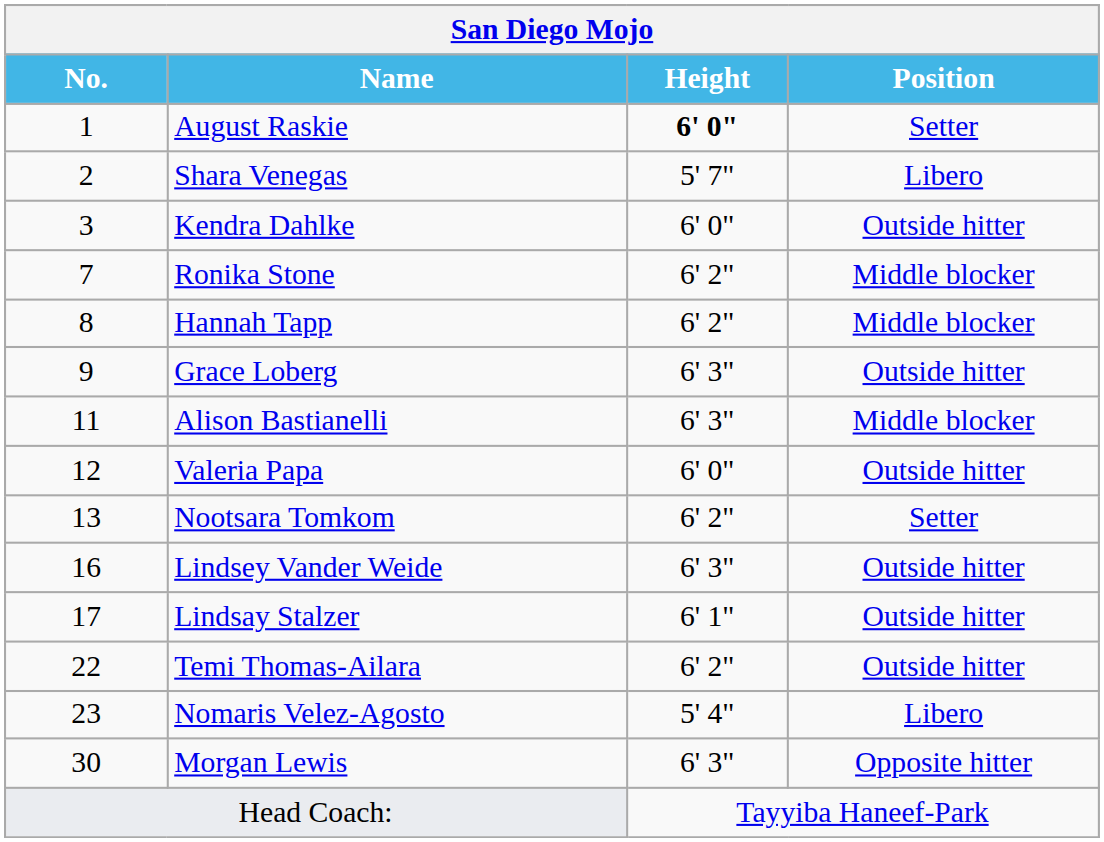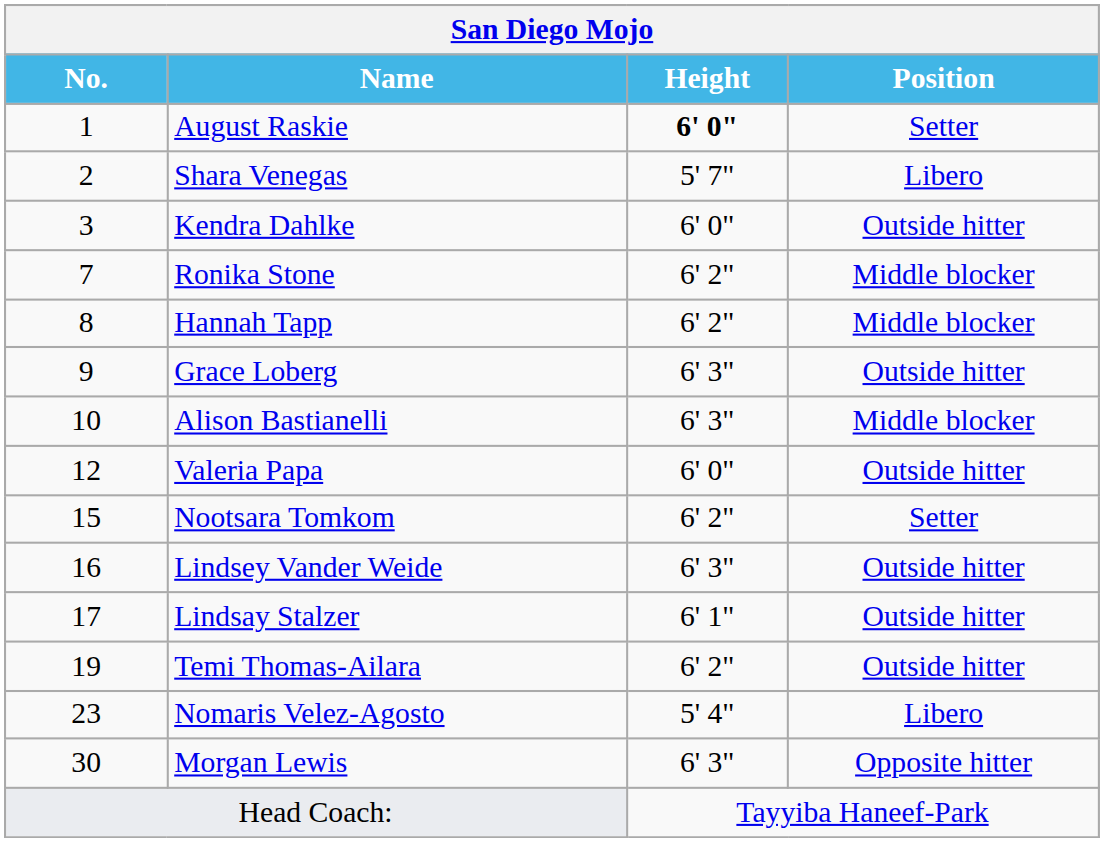(86, 420) 11 -> (86, 420) 10
(86, 518) 13 -> (86, 518) 15
(86, 665) 22 -> (86, 665) 19
